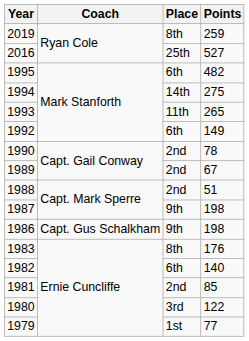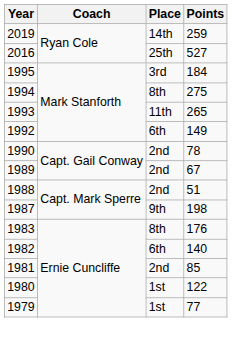(174, 33) 8th -> (161, 33) 14th
(174, 72) 6th -> (158, 72) 3rd
(214, 72) 482 -> (197, 72) 184
(178, 92) 14th -> (157, 92) 8th
- row: (21, 229)
(175, 307) 3rd -> (157, 287) 1st
